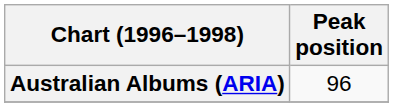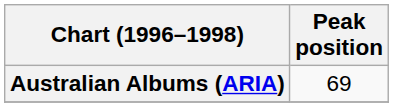(339, 83) 96 -> (339, 83) 69
